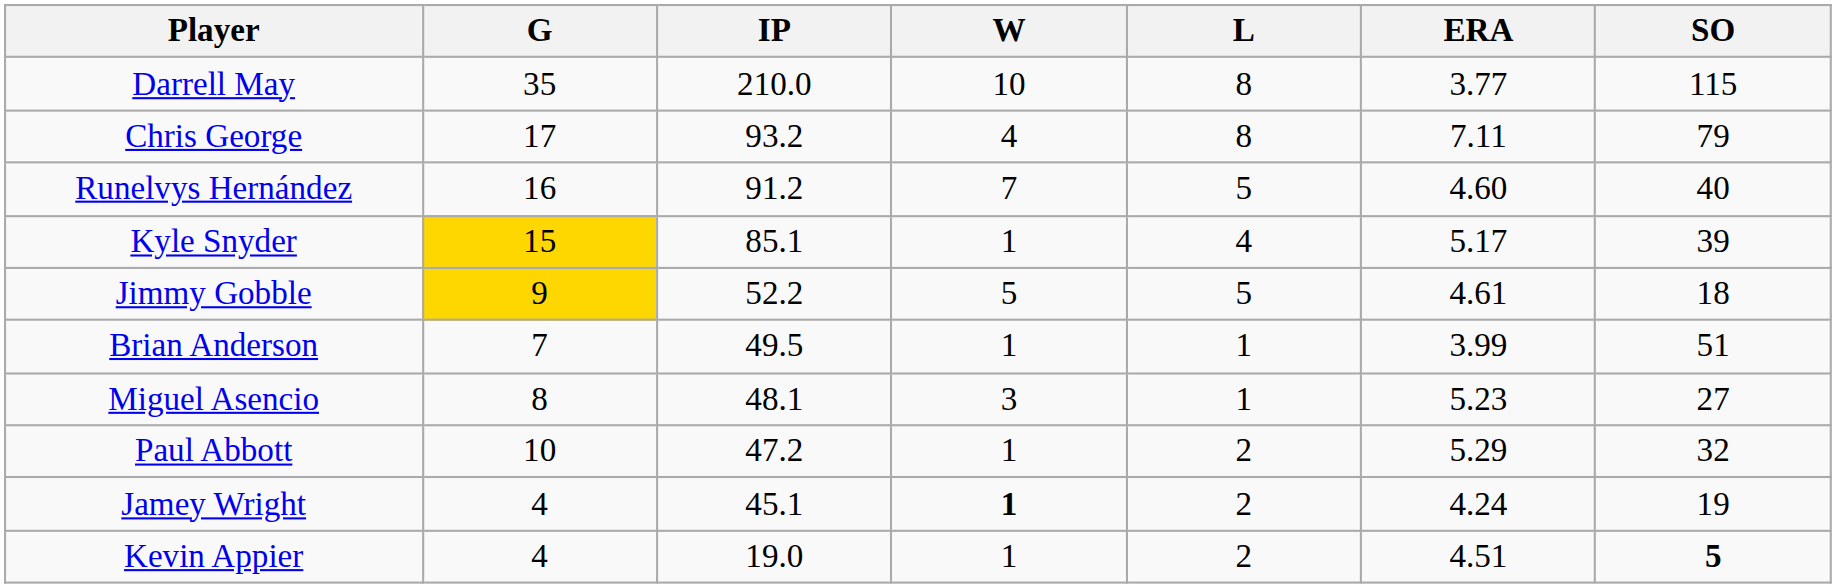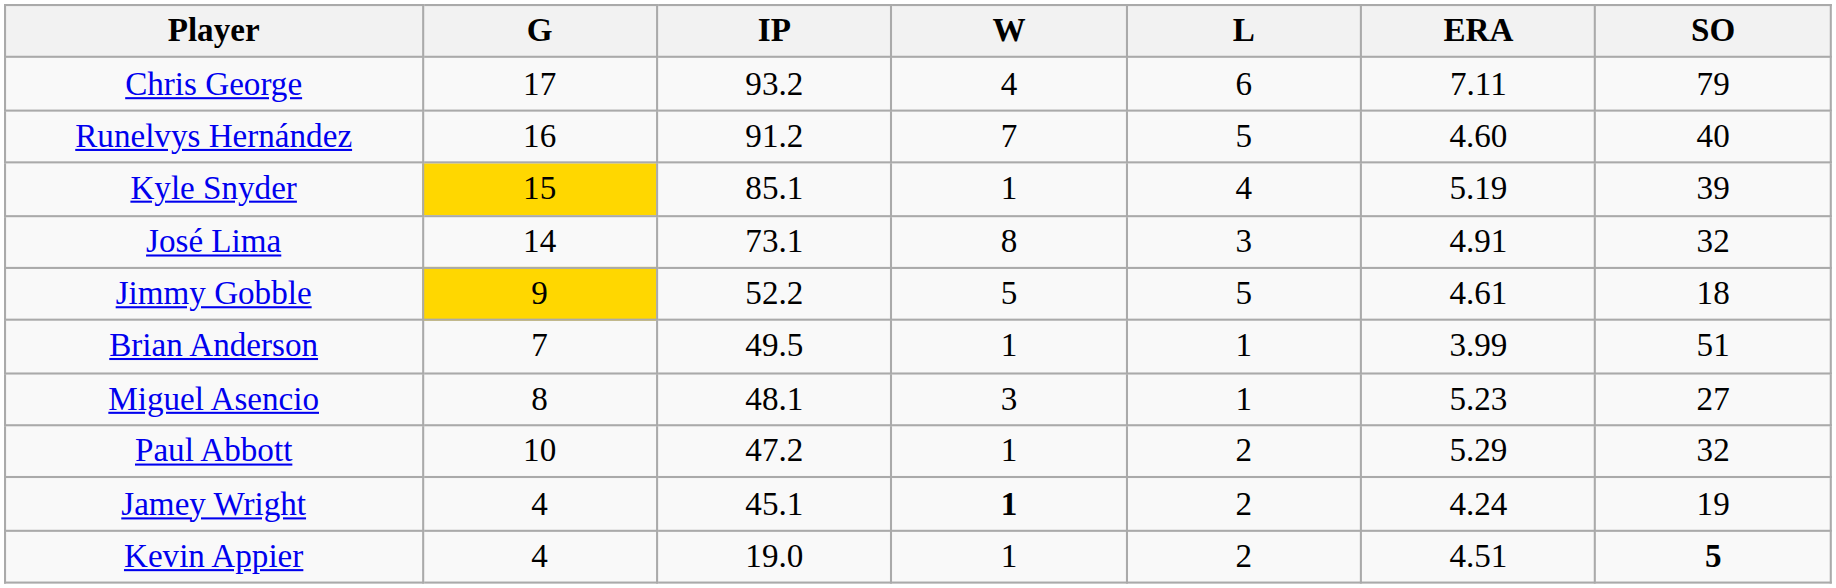- row: (214, 83)
(1244, 135) 8 -> (1244, 83) 6
(1478, 240) 5.17 -> (1478, 188) 5.19
+ row: (214, 240)
